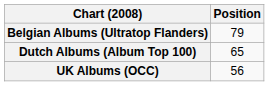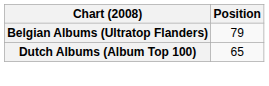- row: (108, 71)
